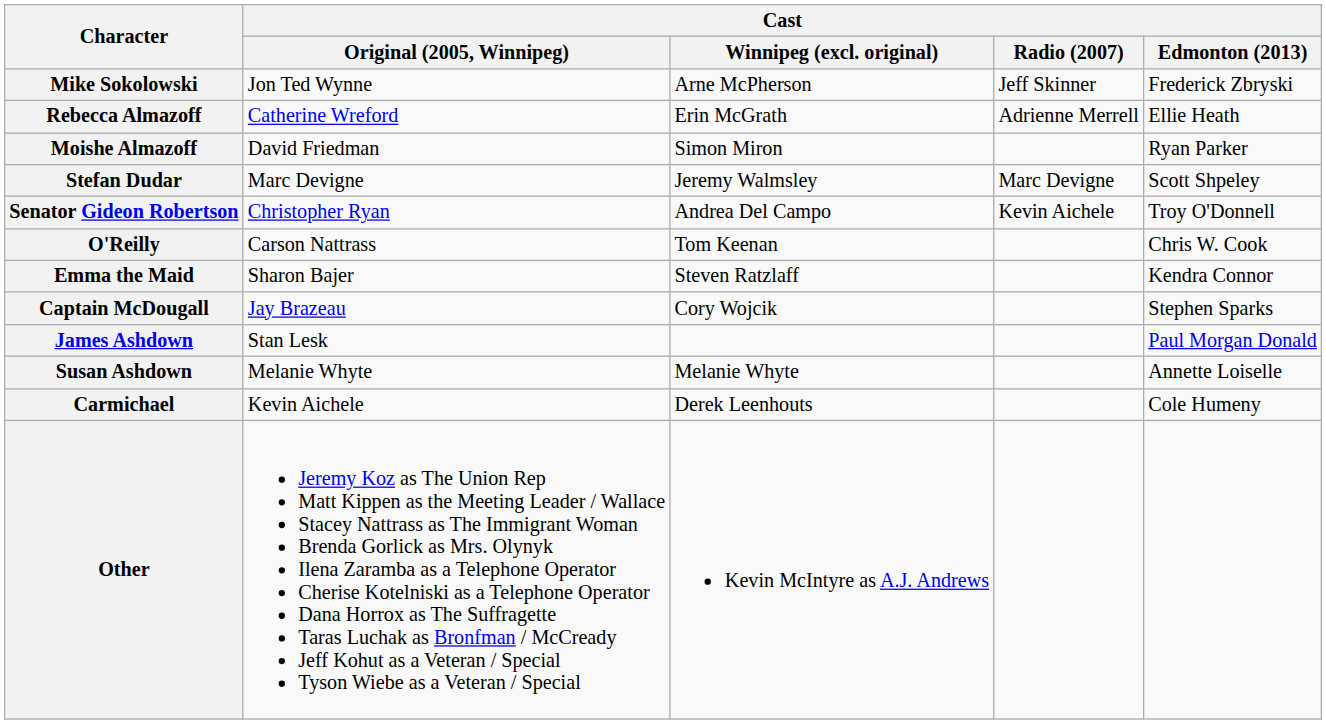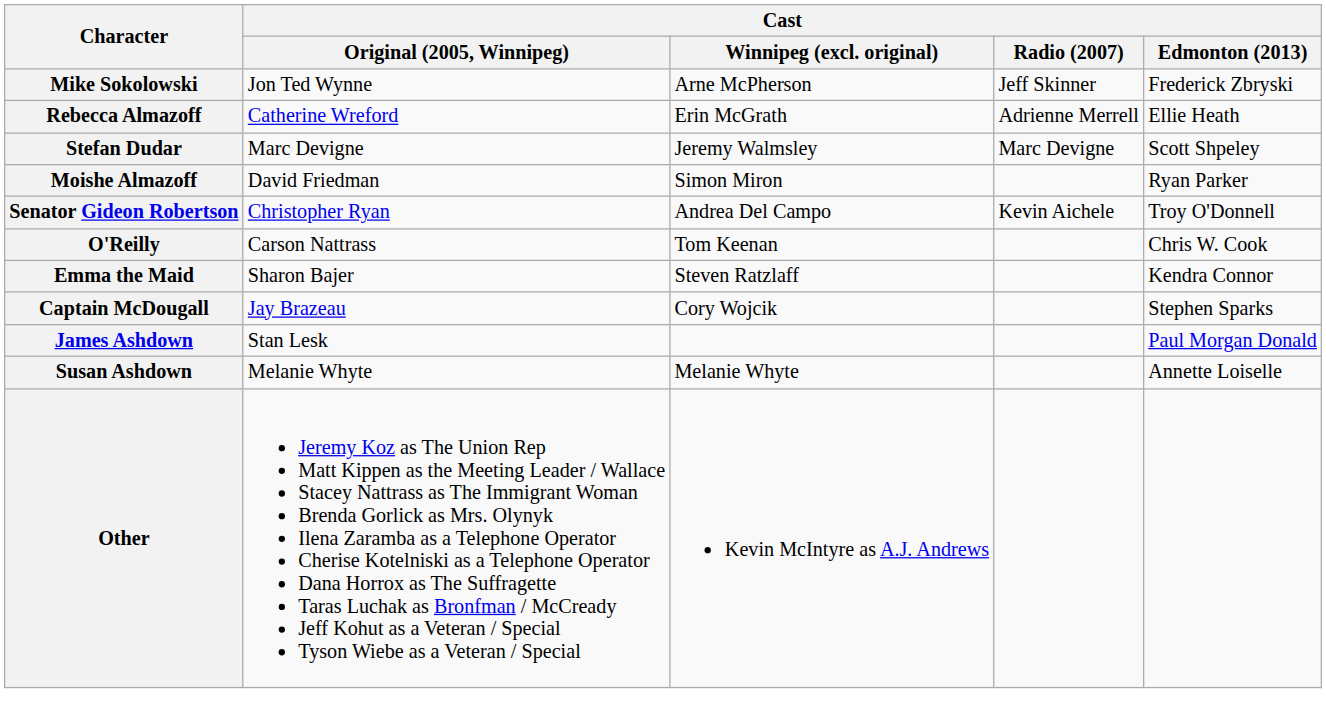rows swapped: (124, 180) <-> (124, 148)
- row: (124, 404)
